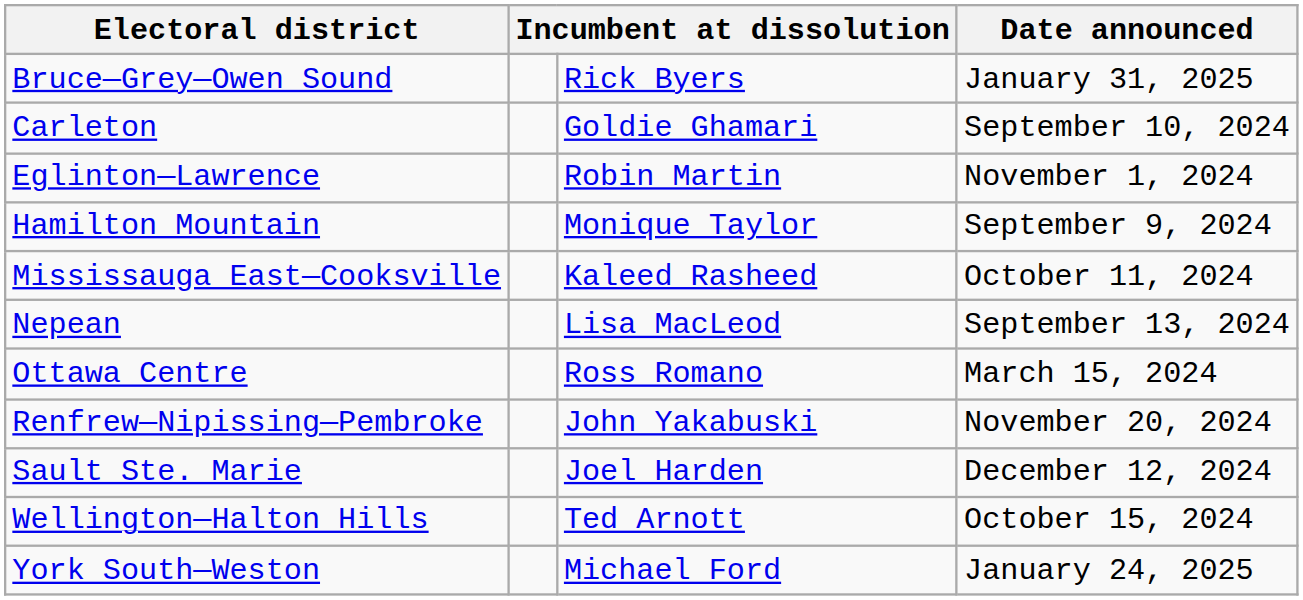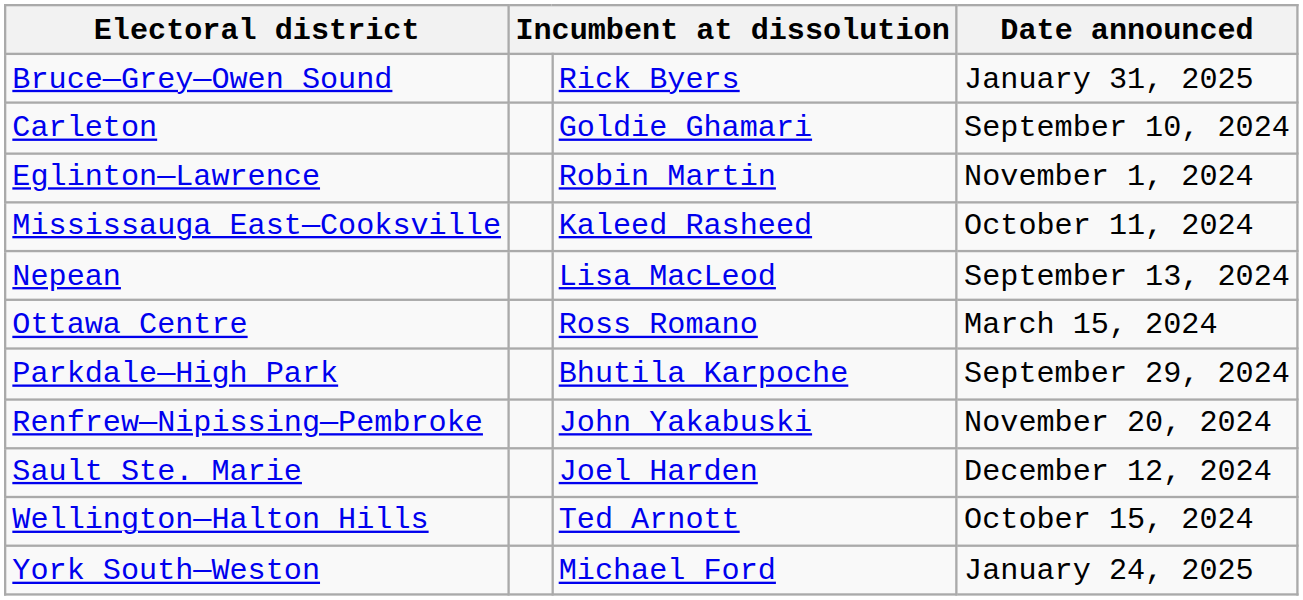- row: (166, 226)
+ row: (175, 374)
